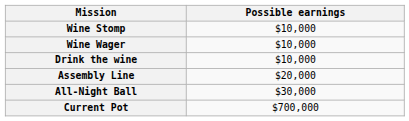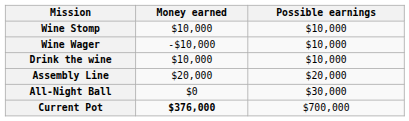+ column: (192, 13)
